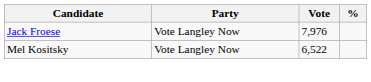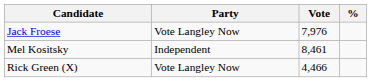(197, 49) Vote Langley Now -> (182, 49) Independent
(314, 49) 6,522 -> (314, 49) 8,461
+ row: (42, 67)
